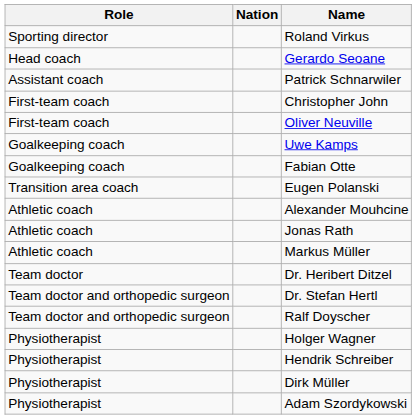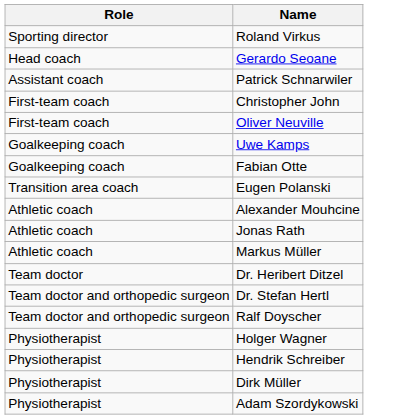- column: (257, 15)
